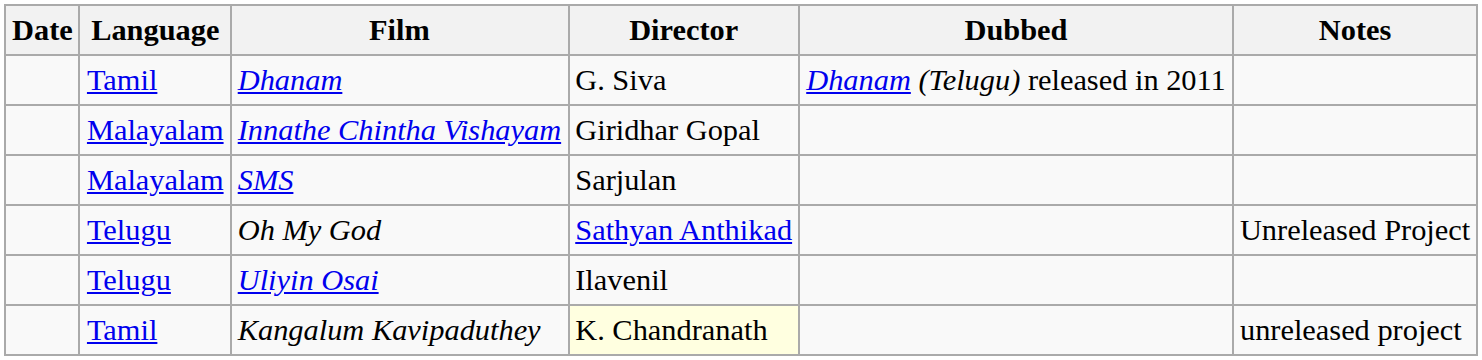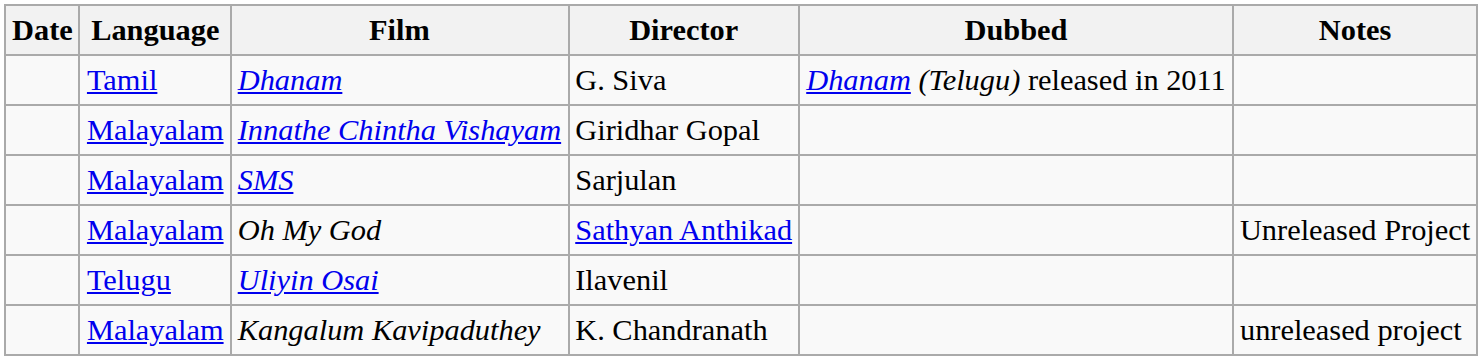(129, 230) Telugu -> (155, 230) Malayalam
(122, 330) Tamil -> (155, 330) Malayalam
(671, 330) lightyellow background -> (671, 330) no background
